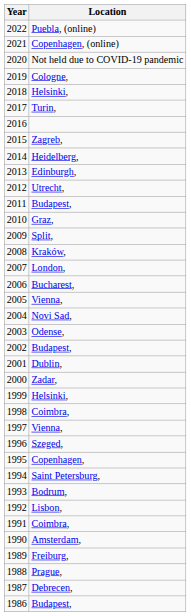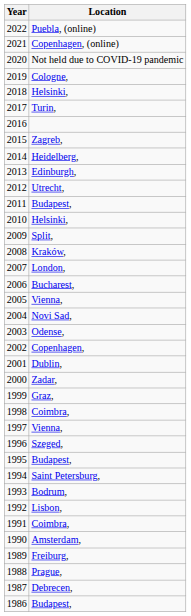(42, 220) Graz, -> (50, 220) Helsinki,
(51, 348) Budapest, -> (58, 348) Copenhagen,
(50, 396) Helsinki, -> (42, 396) Graz,
(58, 460) Copenhagen, -> (51, 460) Budapest,
